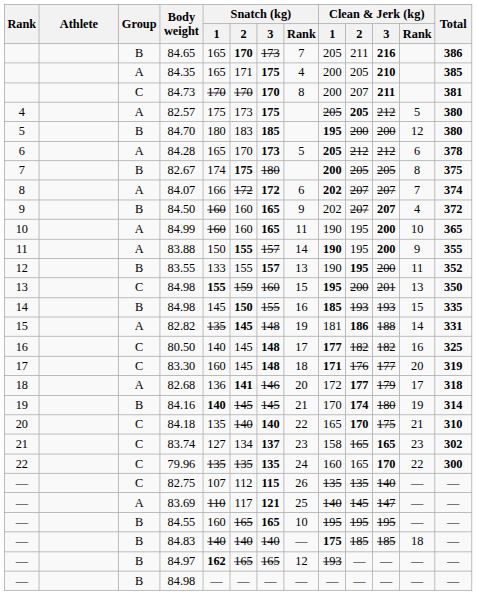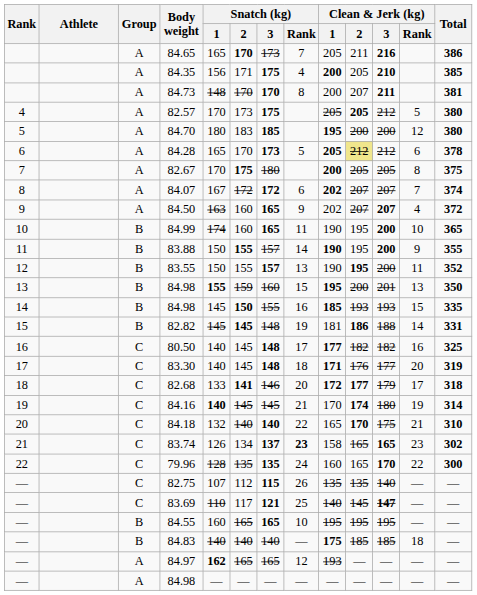(139, 53) B -> (139, 53) A
(216, 72) 165 -> (216, 72) 156
(332, 72) normal -> (332, 72) bold
(139, 92) C -> (139, 92) A
(216, 92) 170 -> (216, 92) 148
(216, 111) 175 -> (216, 111) 170
(139, 131) B -> (139, 131) A
(359, 151) no background -> (359, 151) khaki background
(139, 170) B -> (139, 170) A
(216, 170) 174 -> (216, 170) 170
(216, 190) 166 -> (216, 190) 167
(139, 209) B -> (139, 209) A
(216, 209) 160 -> (216, 209) 163
(139, 229) A -> (139, 229) B
(216, 229) 160 -> (216, 229) 174
(139, 248) A -> (139, 248) B
(216, 268) 133 -> (216, 268) 150
(139, 287) C -> (139, 287) B
(139, 326) A -> (139, 326) B
(216, 326) 135 -> (216, 326) 145
(216, 365) 160 -> (216, 365) 140
(139, 385) A -> (139, 385) C
(216, 385) 136 -> (216, 385) 133
(332, 385) normal -> (332, 385) bold
(139, 405) B -> (139, 405) C
(216, 424) 135 -> (216, 424) 132
(216, 444) 127 -> (216, 444) 126
(301, 444) normal -> (301, 444) bold
(216, 463) 135 -> (216, 463) 128
(139, 502) A -> (139, 502) C
(386, 502) normal -> (386, 502) bold
(139, 561) B -> (139, 561) A
(139, 580) B -> (139, 580) A
